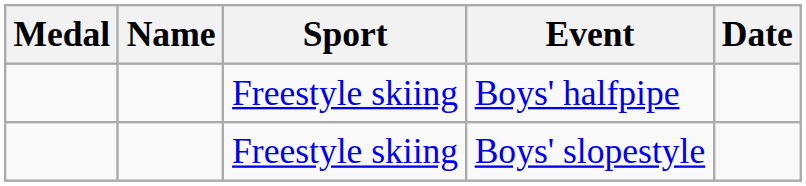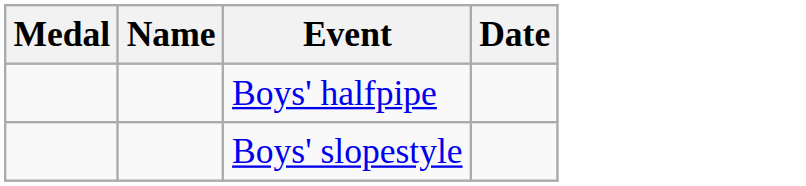- column: (345, 34)
